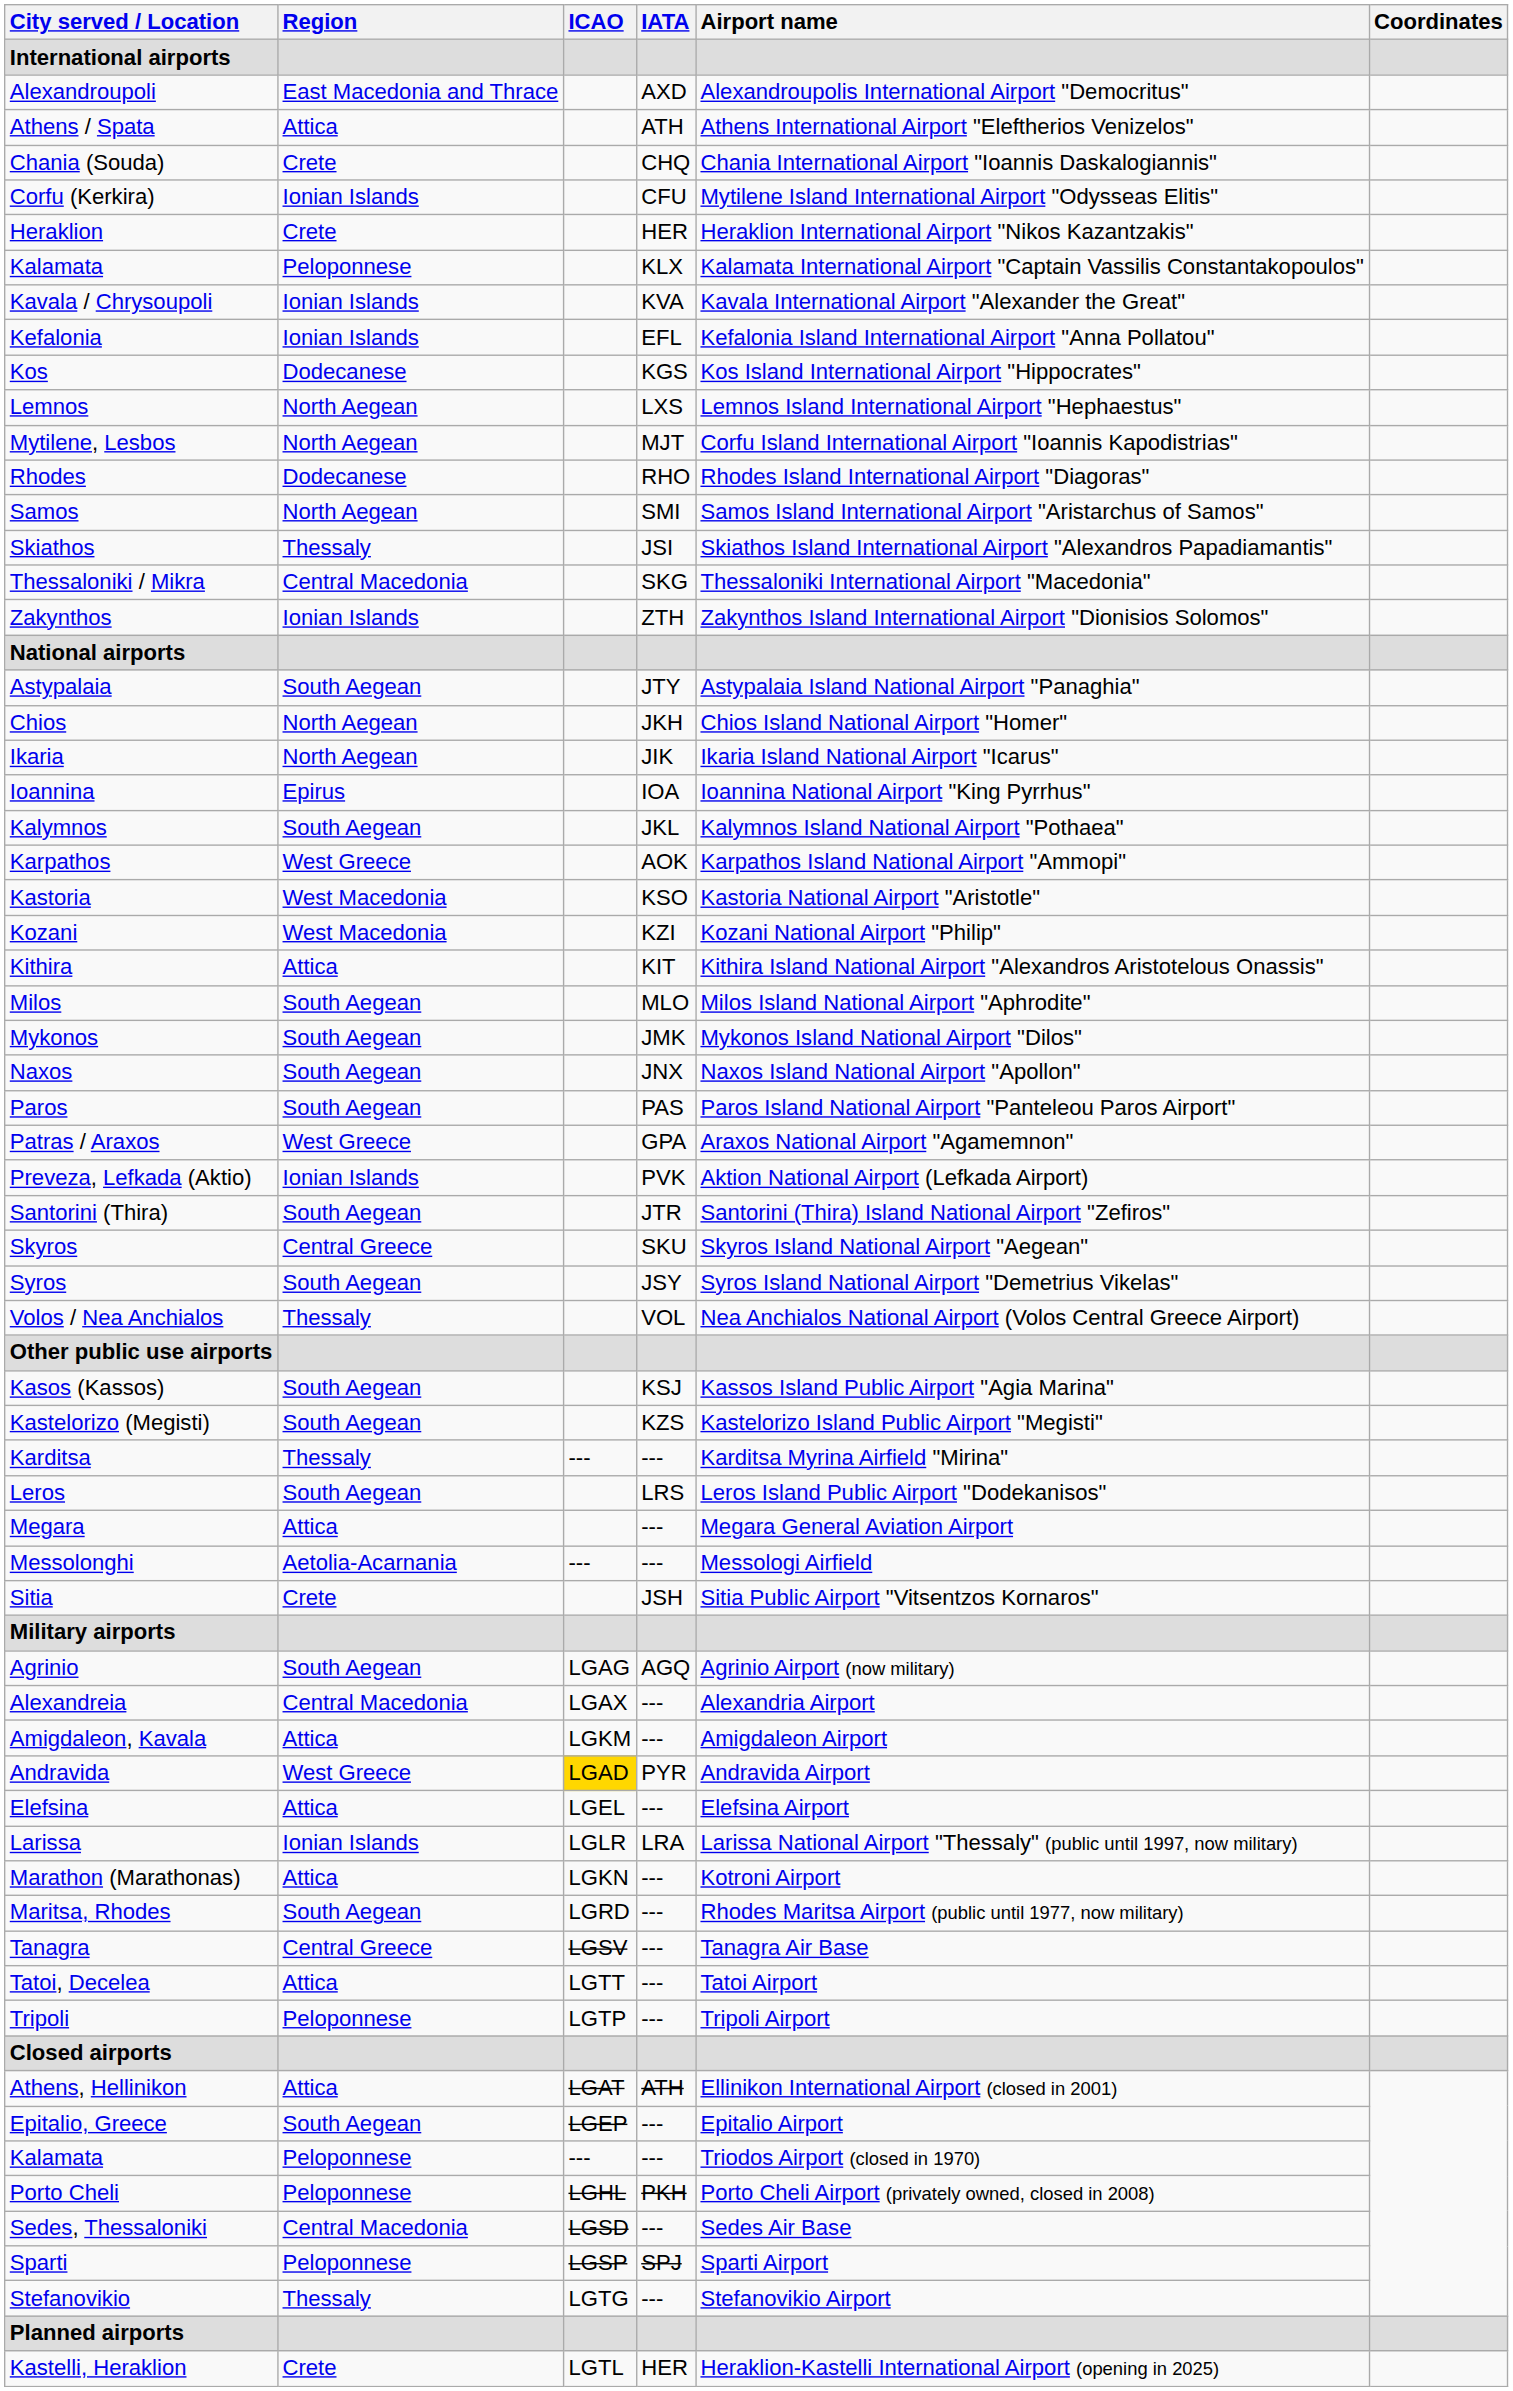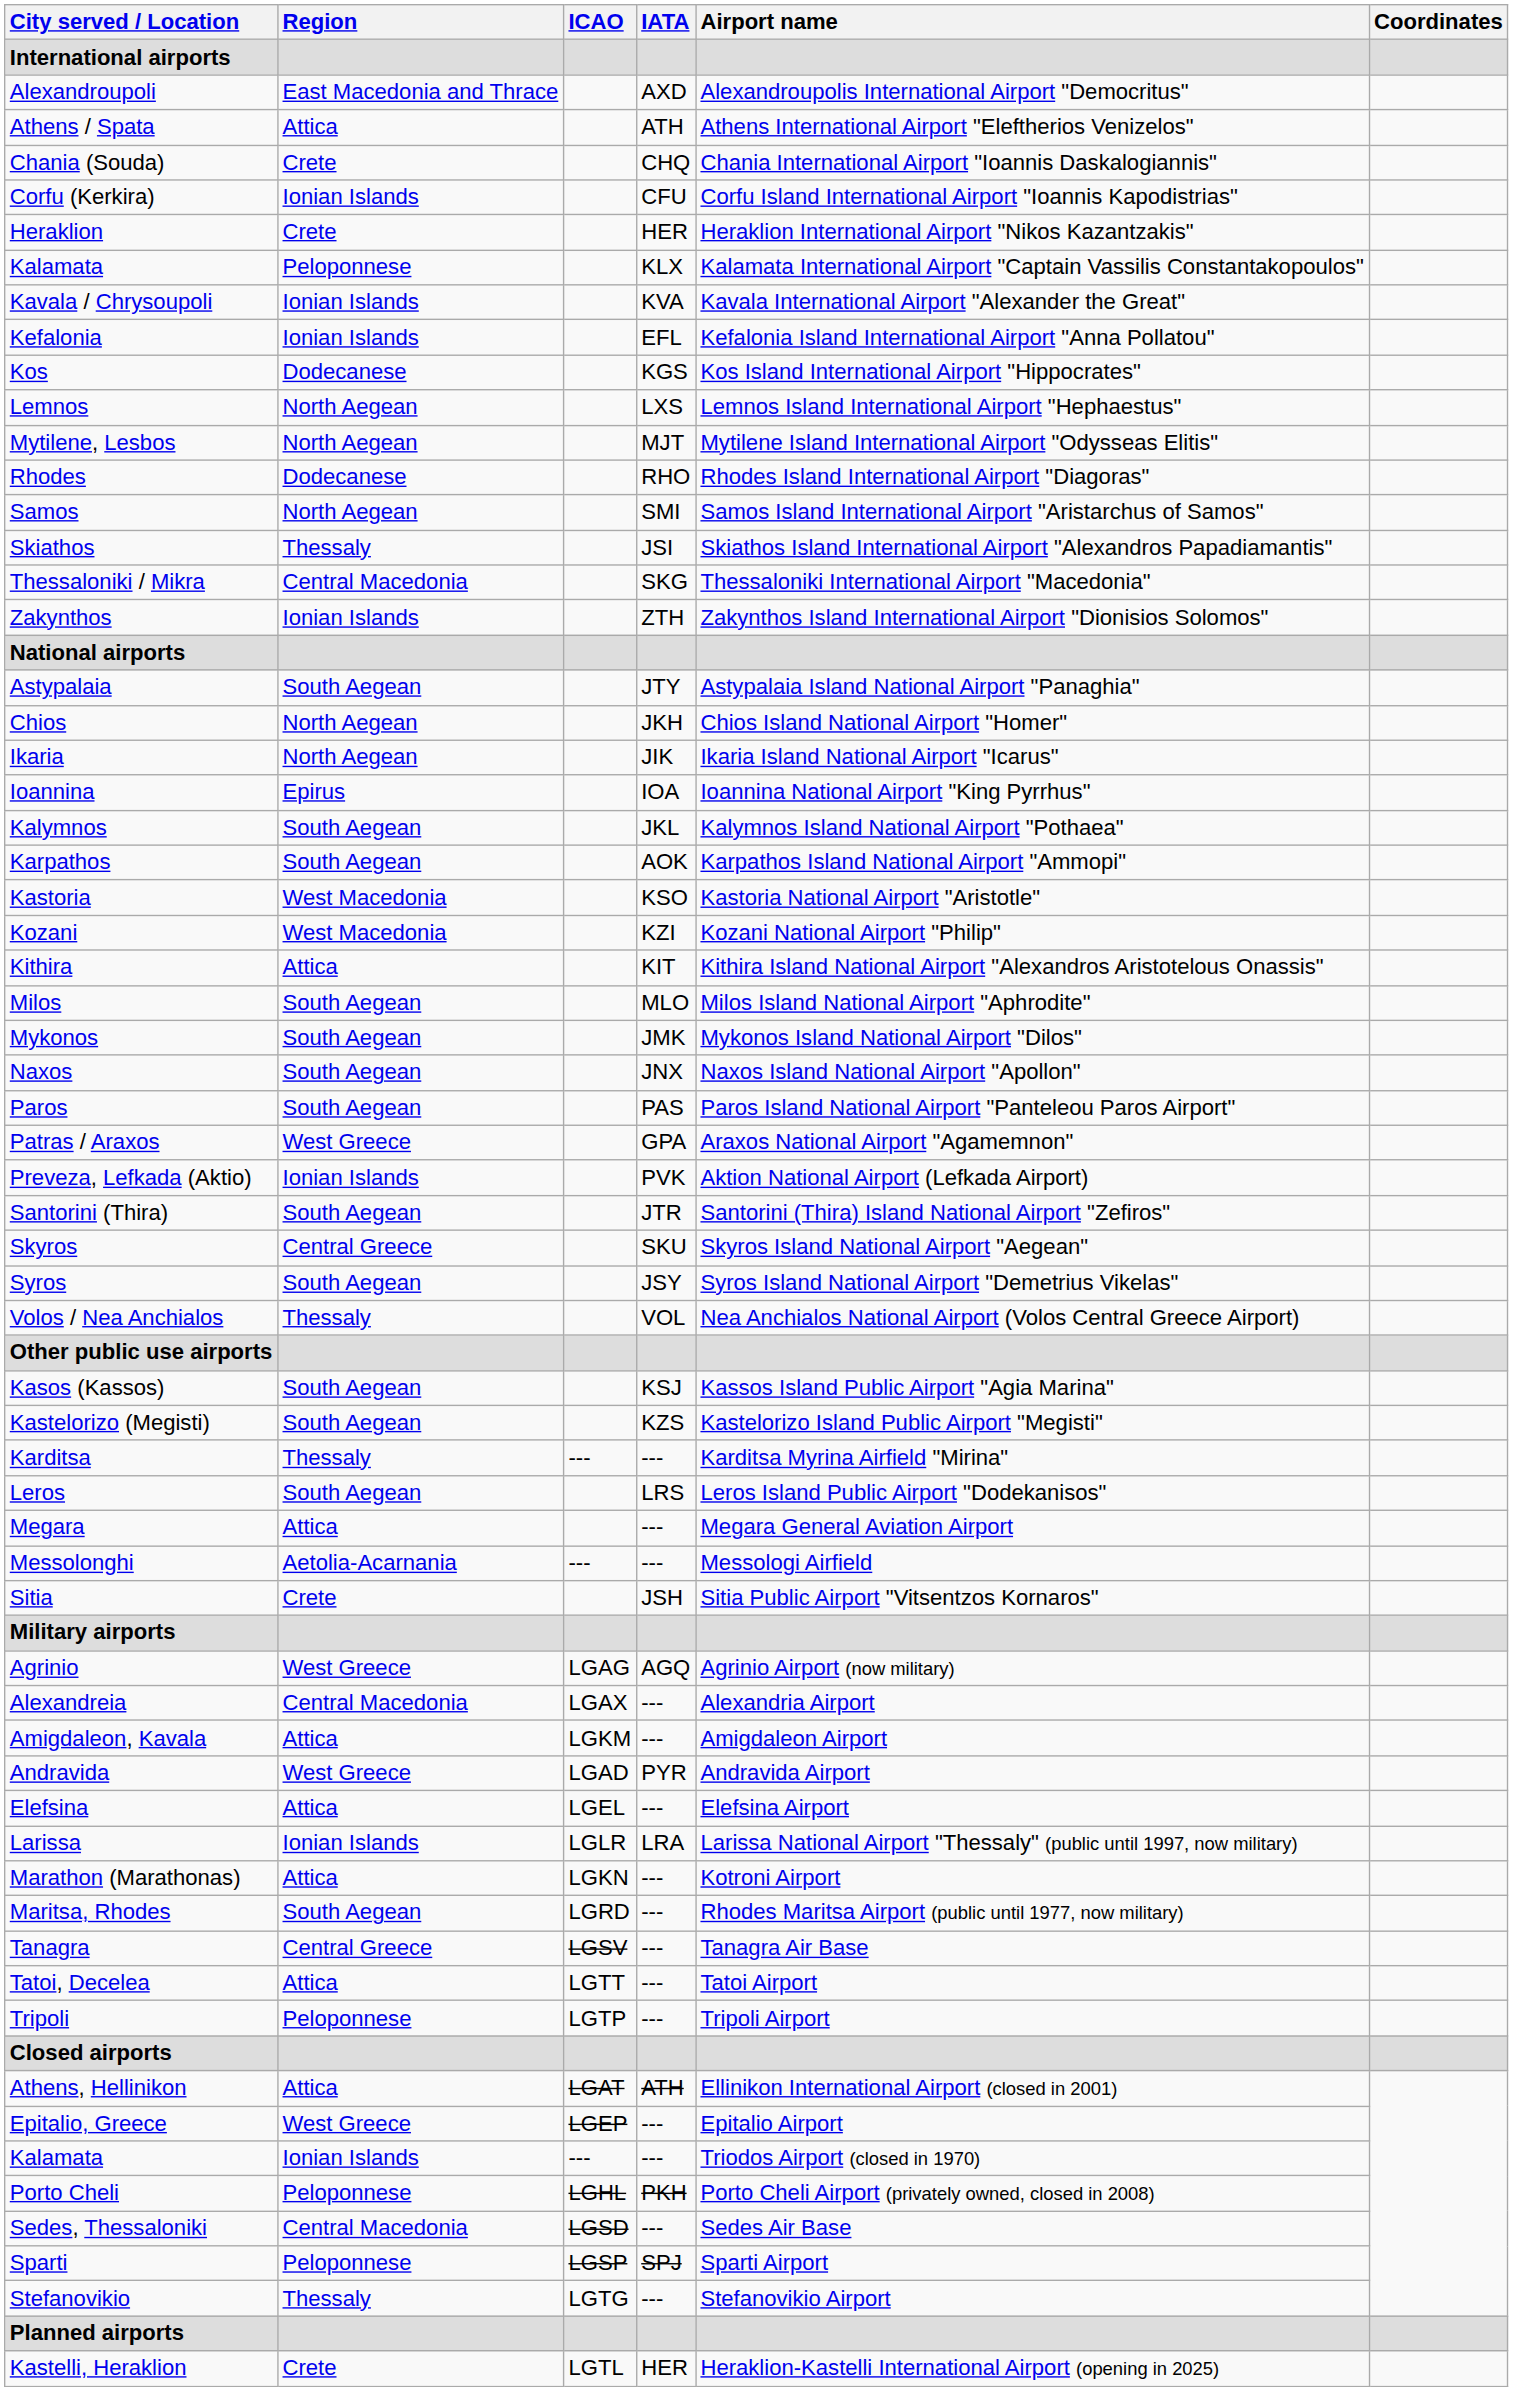(959, 197) Mytilene Island International Airport "Odysseas Elitis" -> (969, 197) Corfu Island International Airport "Ioannis Kapodistrias"
(969, 442) Corfu Island International Airport "Ioannis Kapodistrias" -> (959, 442) Mytilene Island International Airport "Odysseas Elitis"
(347, 862) West Greece -> (352, 862) South Aegean
(352, 1667) South Aegean -> (347, 1667) West Greece
(599, 1772) gold background -> (599, 1772) no background
(352, 2123) South Aegean -> (347, 2123) West Greece
(347, 2158) Peloponnese -> (351, 2158) Ionian Islands
